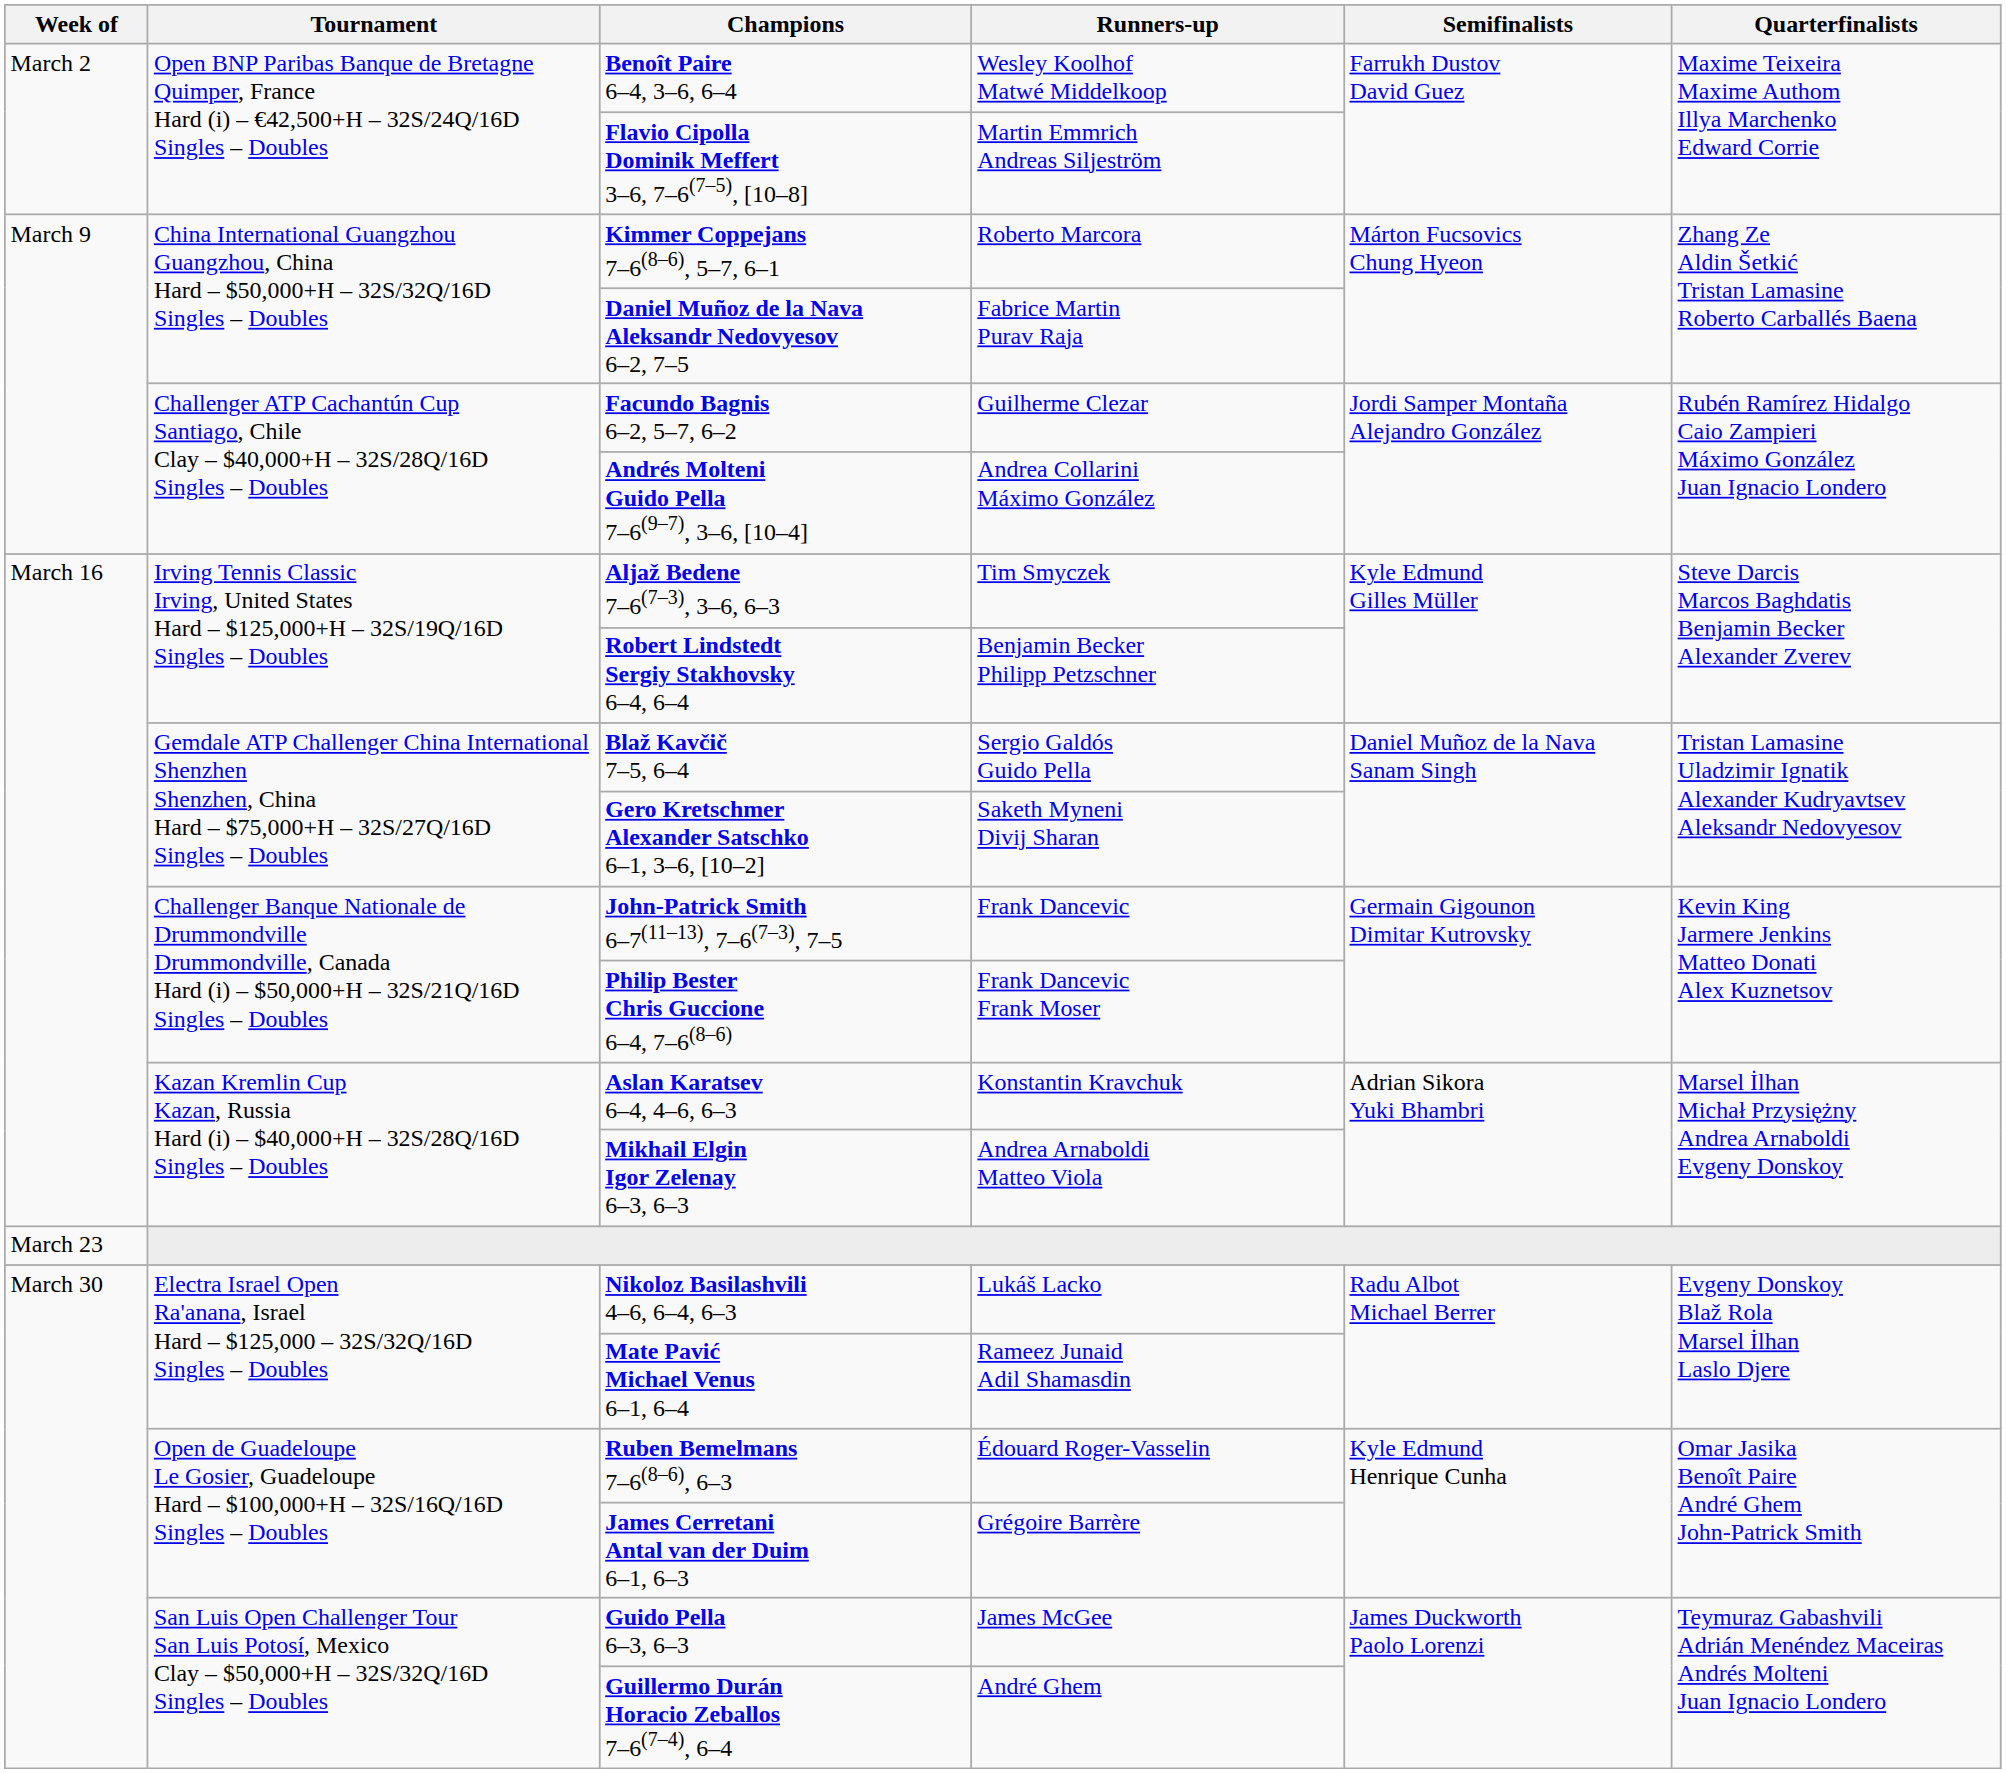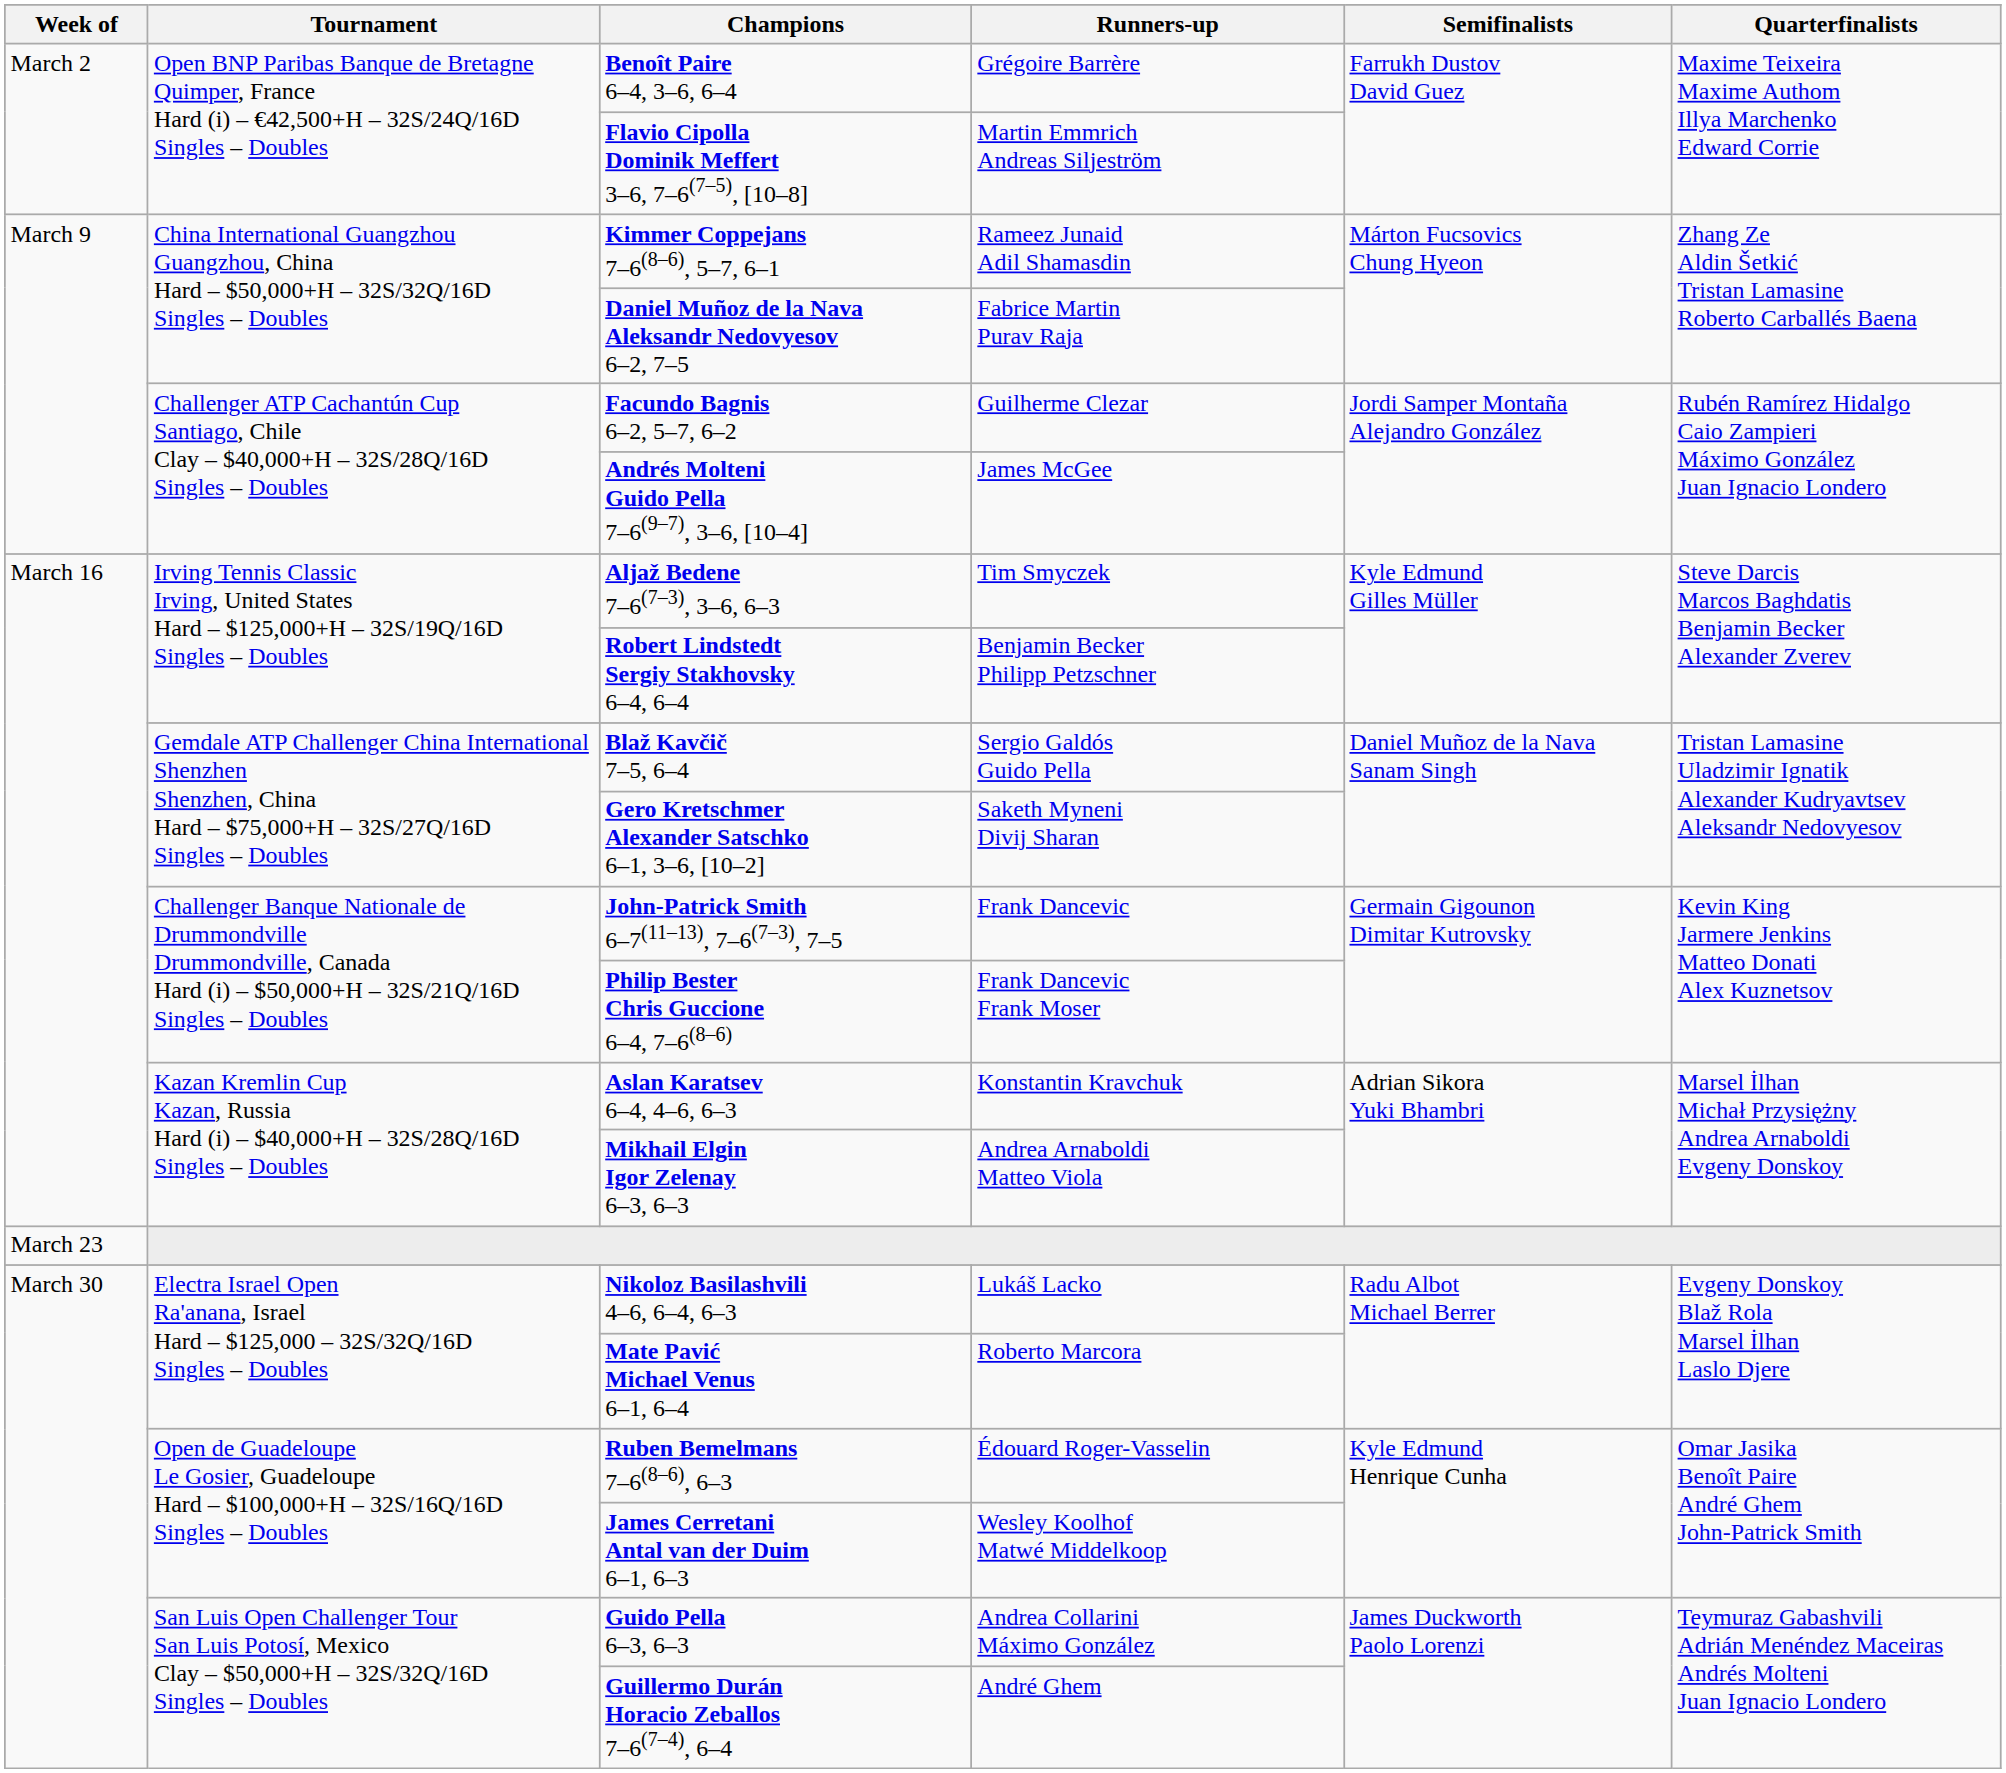(1072, 77) Wesley Koolhof Matwé Middelkoop -> (1059, 63) Grégoire Barrère
(1059, 233) Roberto Marcora -> (1054, 247) Rameez Junaid Adil Shamasdin
(1066, 484) Andrea Collarini Máximo González -> (1045, 470) James McGee
(1054, 1366) Rameez Junaid Adil Shamasdin -> (1059, 1351) Roberto Marcora
(1059, 1521) Grégoire Barrère -> (1072, 1535) Wesley Koolhof Matwé Middelkoop
(1045, 1617) James McGee -> (1066, 1631) Andrea Collarini Máximo González
